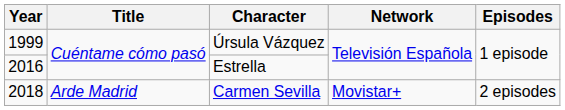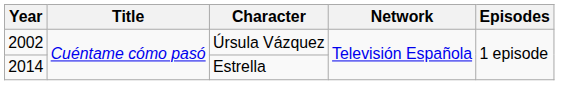(26, 42) 1999 -> (26, 42) 2002
(26, 67) 2016 -> (26, 67) 2014
- row: (267, 92)
